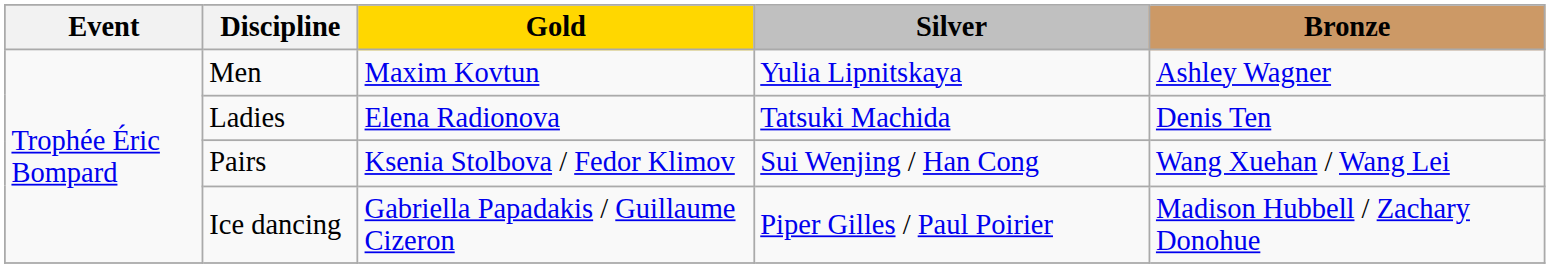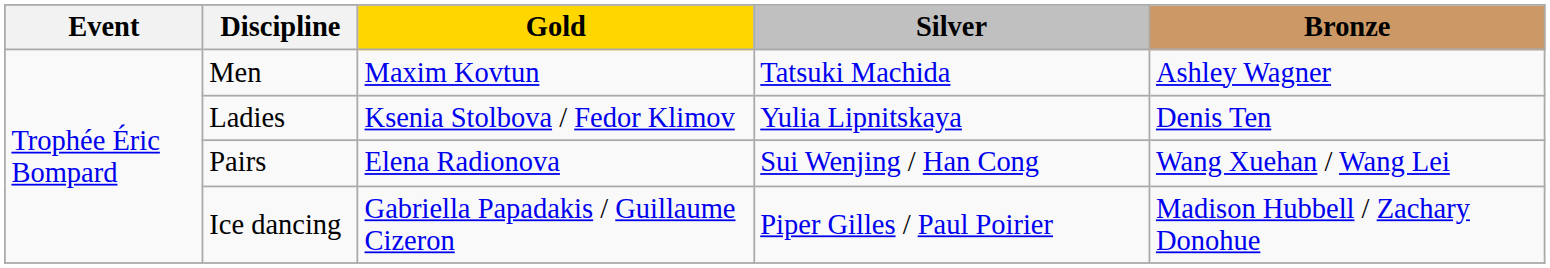(861, 72) Yulia Lipnitskaya -> (855, 72) Tatsuki Machida
(462, 117) Elena Radionova -> (550, 117) Ksenia Stolbova / Fedor Klimov
(855, 117) Tatsuki Machida -> (861, 117) Yulia Lipnitskaya
(550, 162) Ksenia Stolbova / Fedor Klimov -> (462, 162) Elena Radionova
